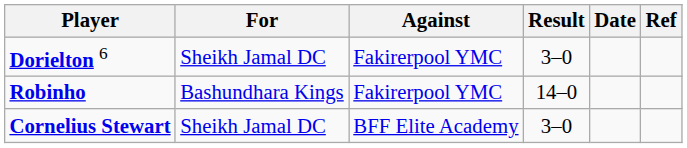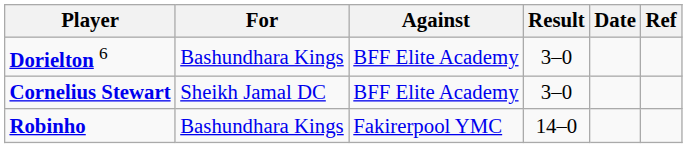(253, 56) Sheikh Jamal DC -> (262, 56) Bashundhara Kings
(428, 56) Fakirerpool YMC -> (436, 56) BFF Elite Academy
rows swapped: (48, 92) <-> (90, 125)
